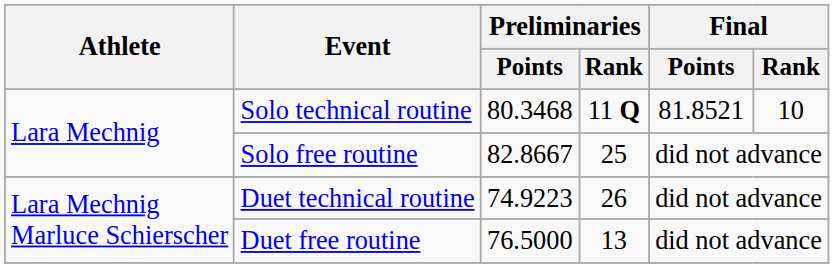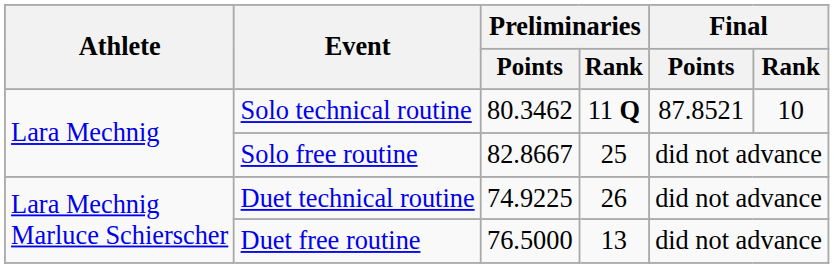(530, 111) 80.3468 -> (530, 111) 80.3462
(701, 111) 81.8521 -> (701, 111) 87.8521
(530, 198) 74.9223 -> (530, 198) 74.9225
